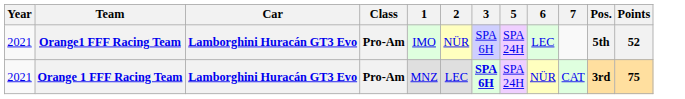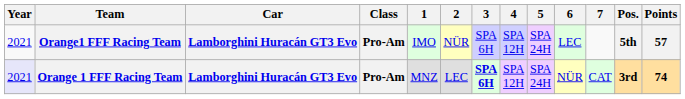+ column: (514, 14)
(634, 42) 52 -> (661, 42) 57
(20, 77) no background -> (20, 77) lavender background
(634, 77) 75 -> (661, 77) 74
